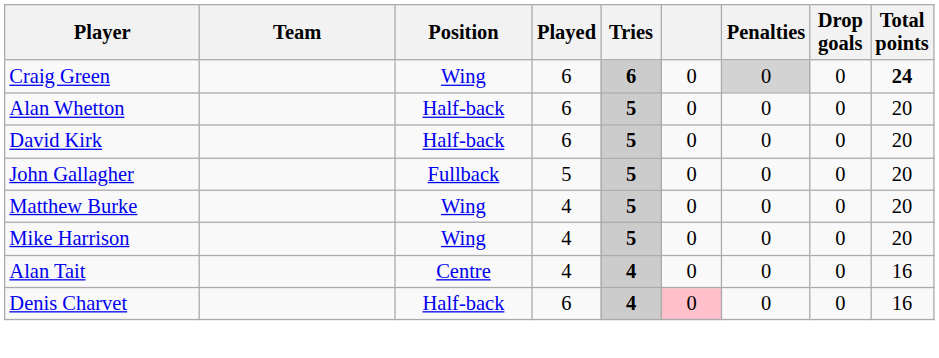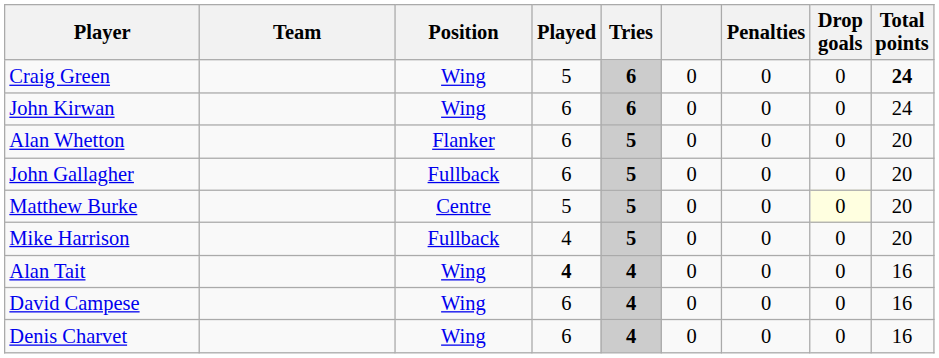(566, 76) 6 -> (566, 76) 5
(766, 76) lightgrey background -> (766, 76) no background
+ row: (62, 108)
(463, 108) Half-back -> (463, 141) Flanker
- row: (56, 141)
(566, 173) 5 -> (566, 173) 6
(463, 206) Wing -> (463, 206) Centre
(566, 206) 4 -> (566, 206) 5
(840, 206) no background -> (840, 206) lightyellow background
(463, 238) Wing -> (463, 238) Fullback
(463, 271) Centre -> (463, 271) Wing
(566, 271) normal -> (566, 271) bold
+ row: (74, 303)
(463, 303) Half-back -> (463, 336) Wing
(692, 303) pink background -> (692, 336) no background
